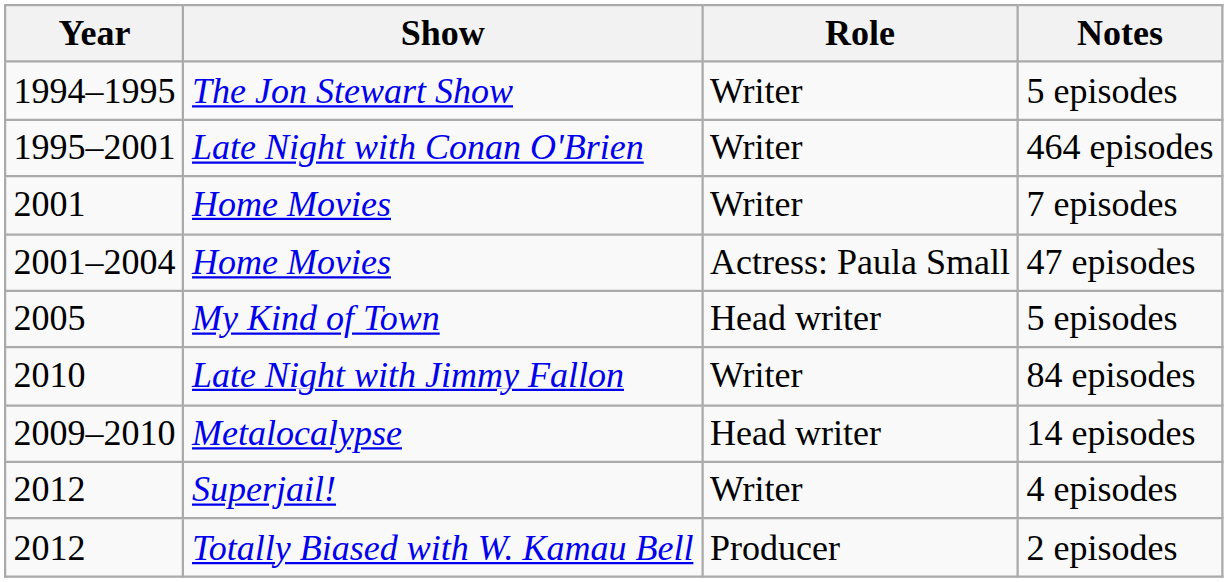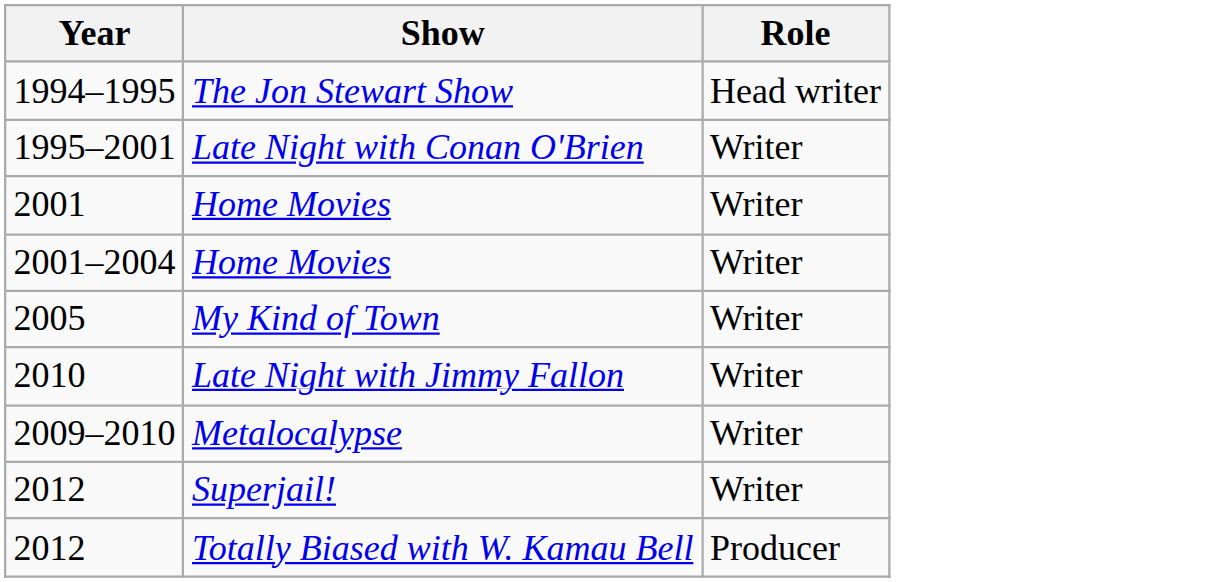- column: (1120, 33)
(756, 90) Writer -> (795, 90) Head writer
(860, 261) Actress: Paula Small -> (756, 261) Writer
(795, 318) Head writer -> (756, 318) Writer
(795, 432) Head writer -> (756, 432) Writer
